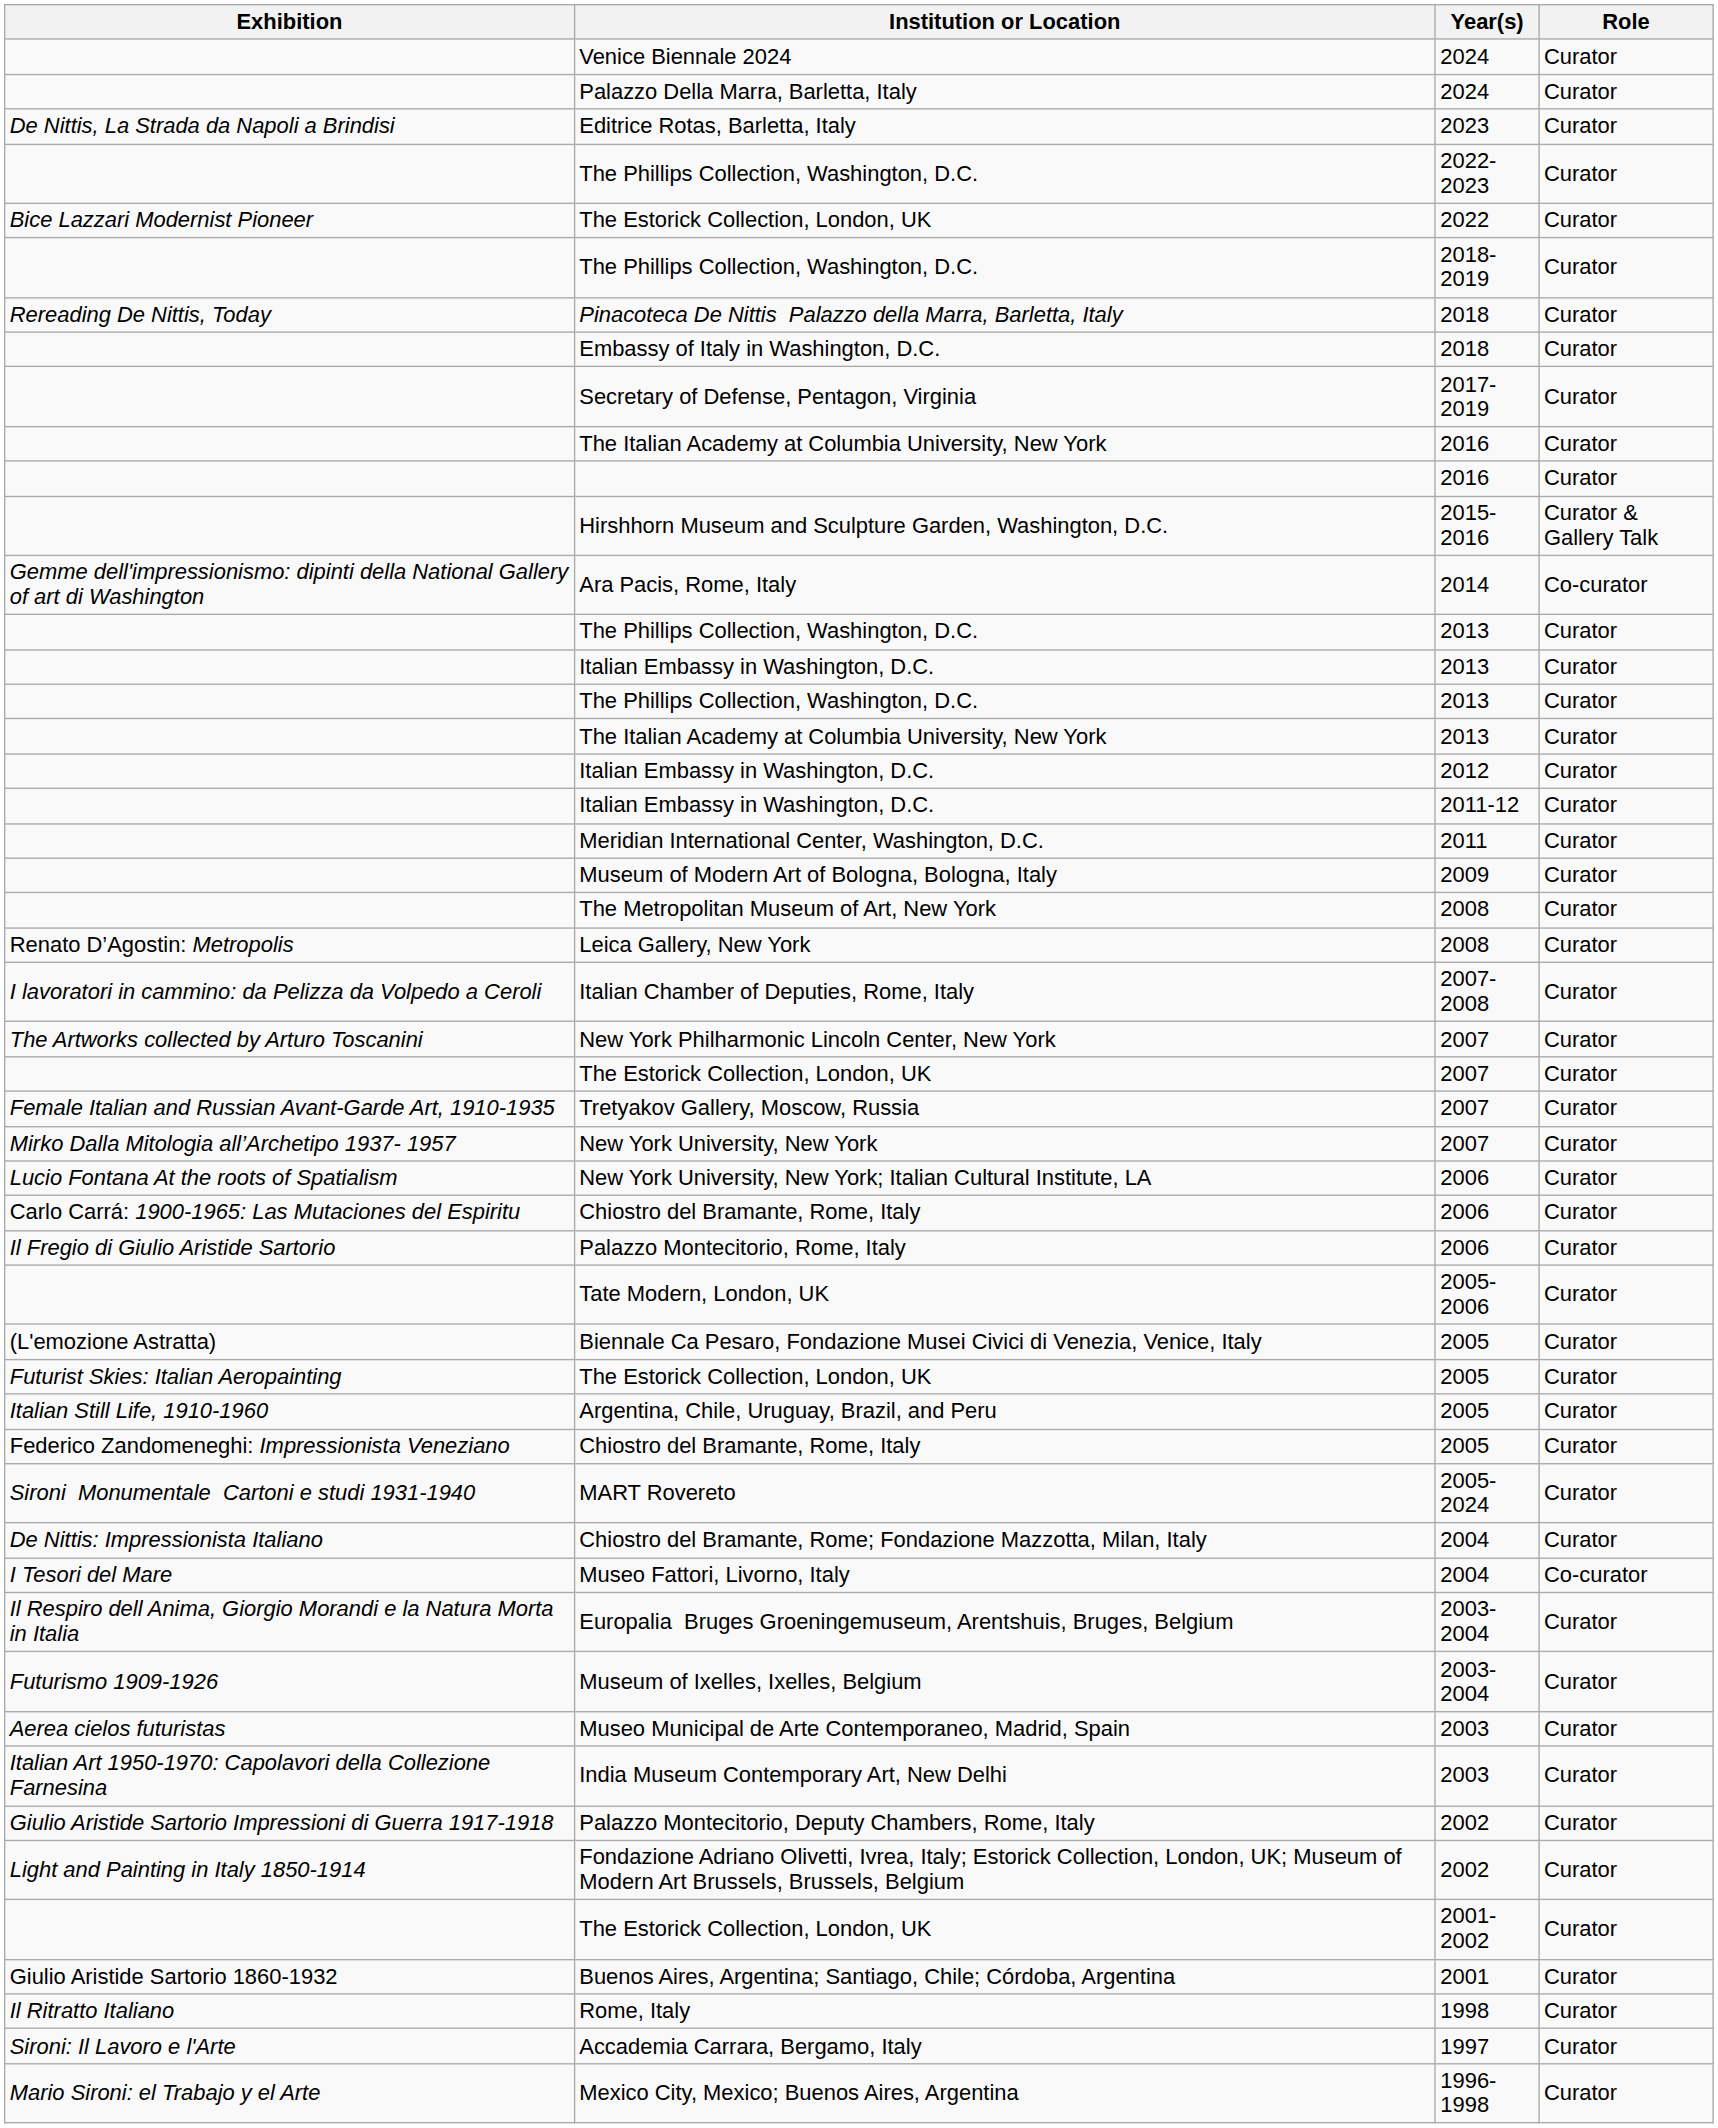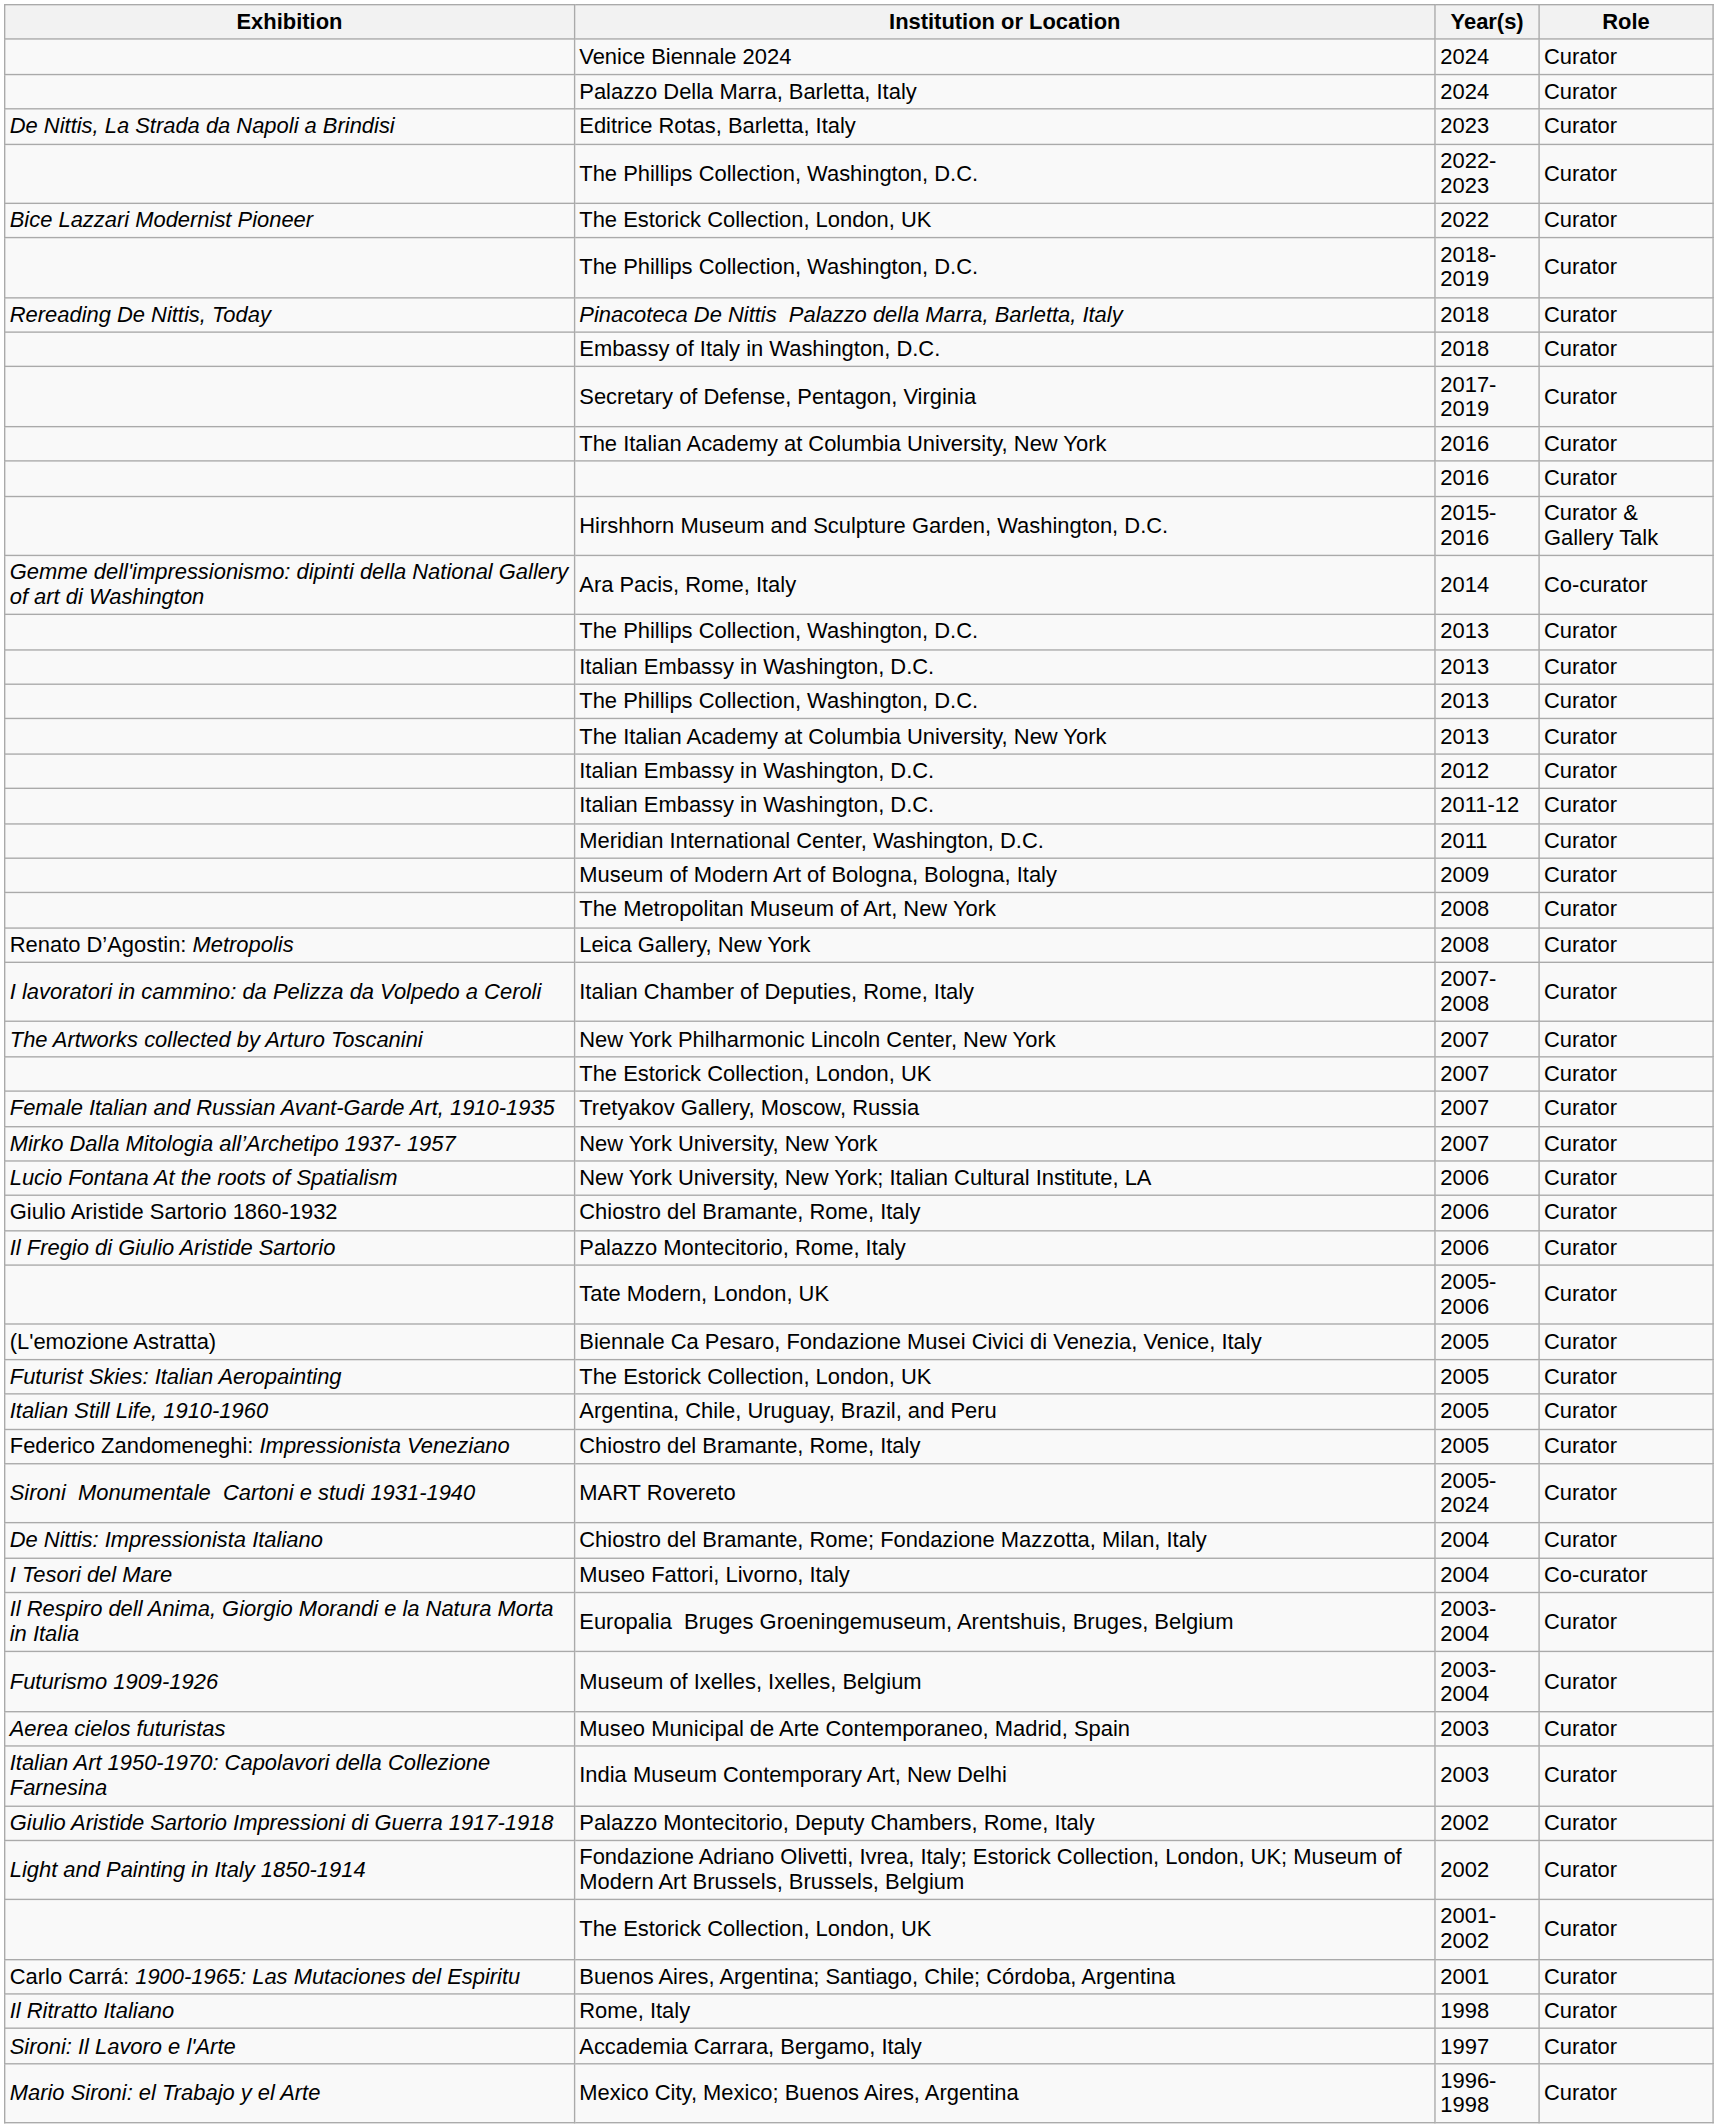(265, 1212) Carlo Carrá: 1900-1965: Las Mutaciones del Espiritu -> (174, 1212) Giulio Aristide Sartorio 1860-1932
(174, 1976) Giulio Aristide Sartorio 1860-1932 -> (265, 1976) Carlo Carrá: 1900-1965: Las Mutaciones del Espiritu
